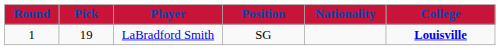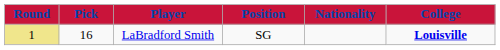(32, 34) no background -> (32, 34) khaki background
(86, 34) 19 -> (86, 34) 16
